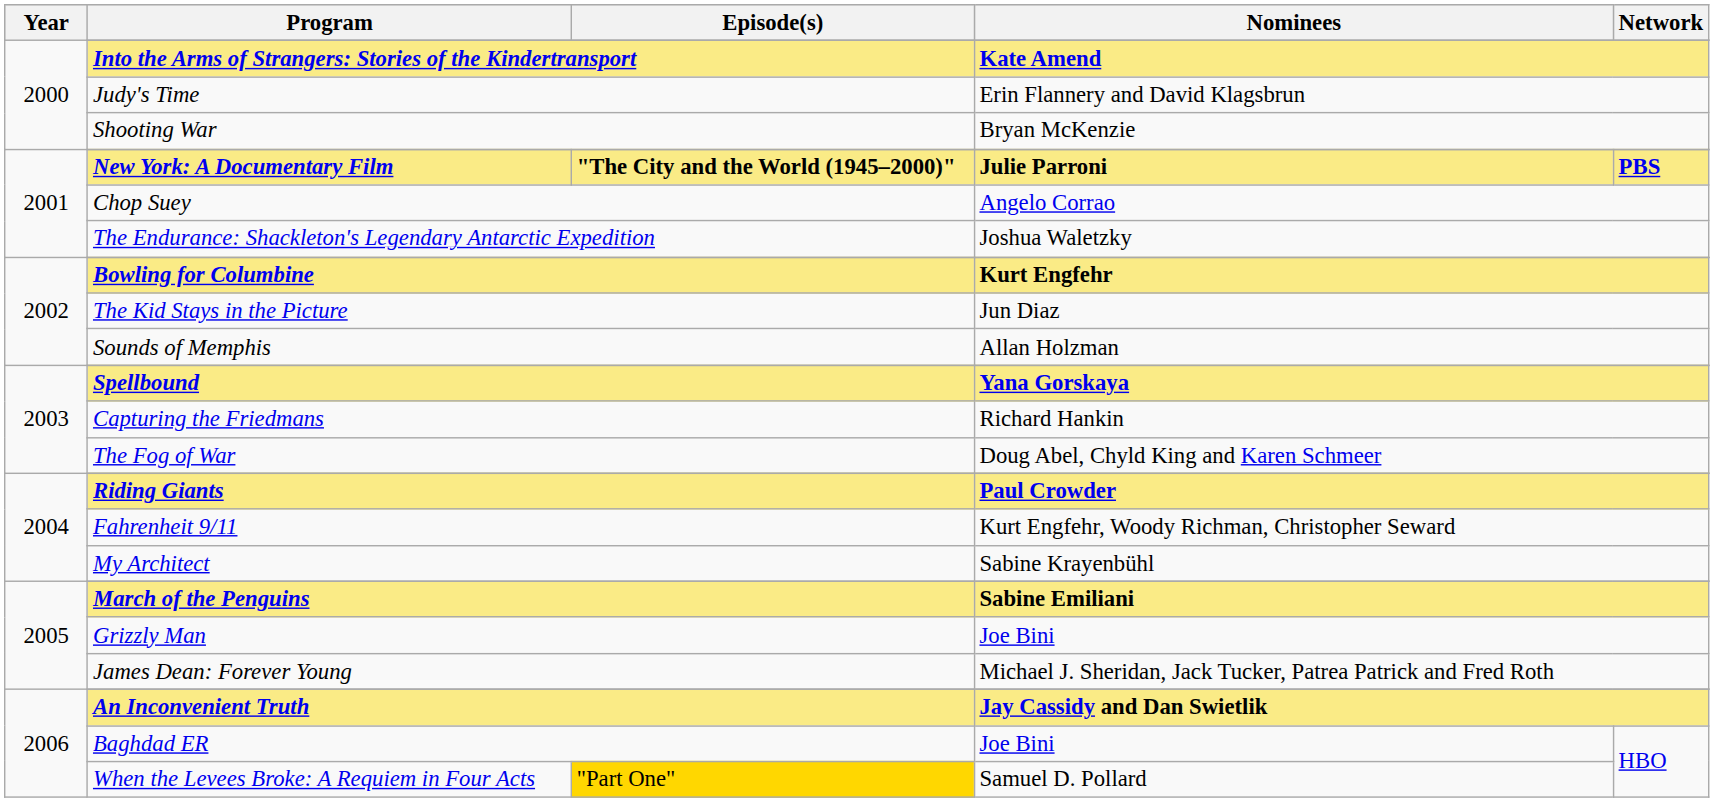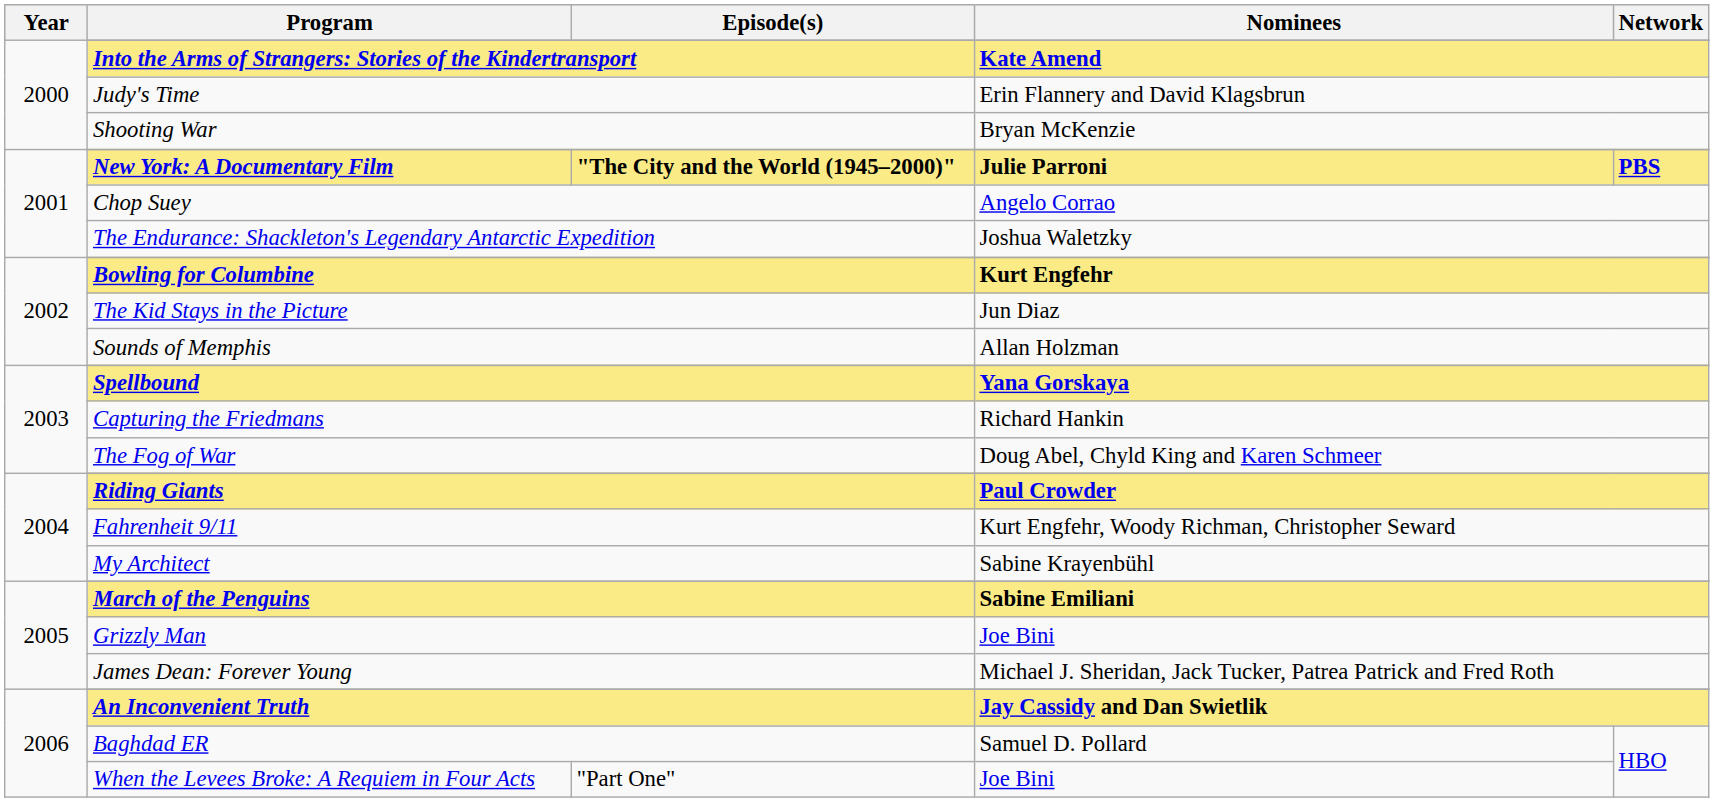(1017, 743) Joe Bini -> (1063, 743) Samuel D. Pollard
(626, 779) gold background -> (626, 779) no background
(1063, 779) Samuel D. Pollard -> (1017, 779) Joe Bini
